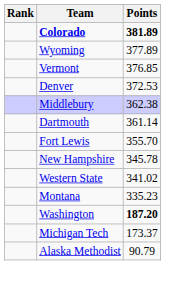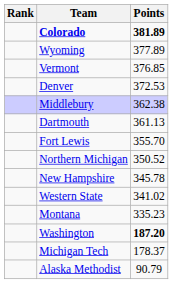(142, 123) 361.14 -> (149, 123) 361.13
+ row: (84, 159)
(142, 232) 173.37 -> (149, 251) 178.37
